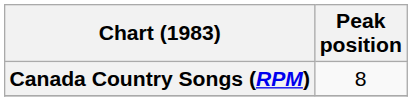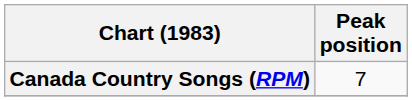(361, 78) 8 -> (361, 78) 7
